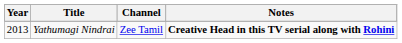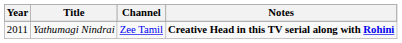(18, 30) 2013 -> (17, 30) 2011
